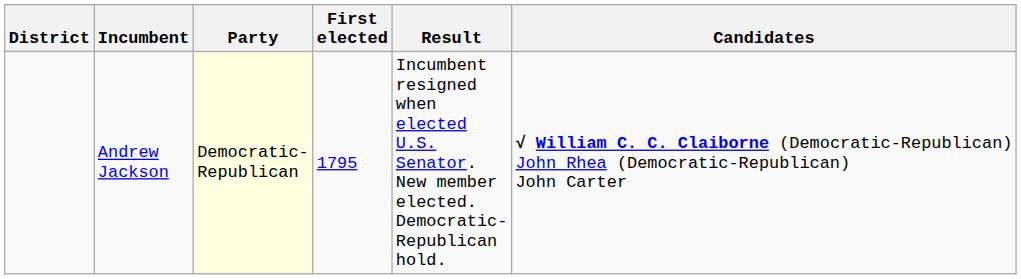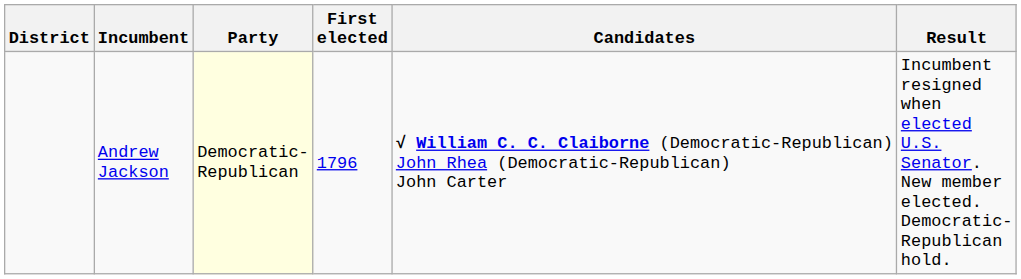columns swapped: (452, 38) <-> (764, 38)
(337, 163) 1795 -> (337, 163) 1796
